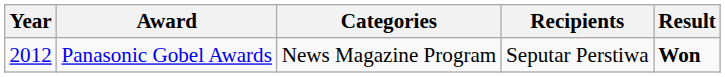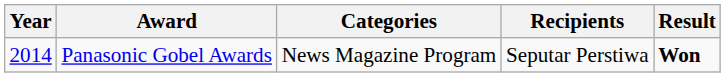(31, 54) 2012 -> (31, 54) 2014
